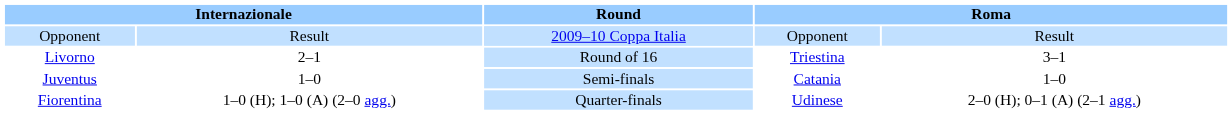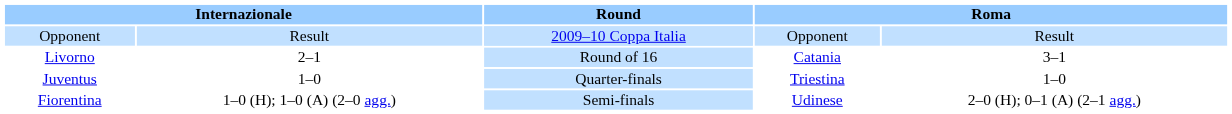(817, 57) Triestina -> (817, 57) Catania
(619, 78) Semi-finals -> (619, 78) Quarter-finals
(817, 78) Catania -> (817, 78) Triestina
(619, 100) Quarter-finals -> (619, 100) Semi-finals
